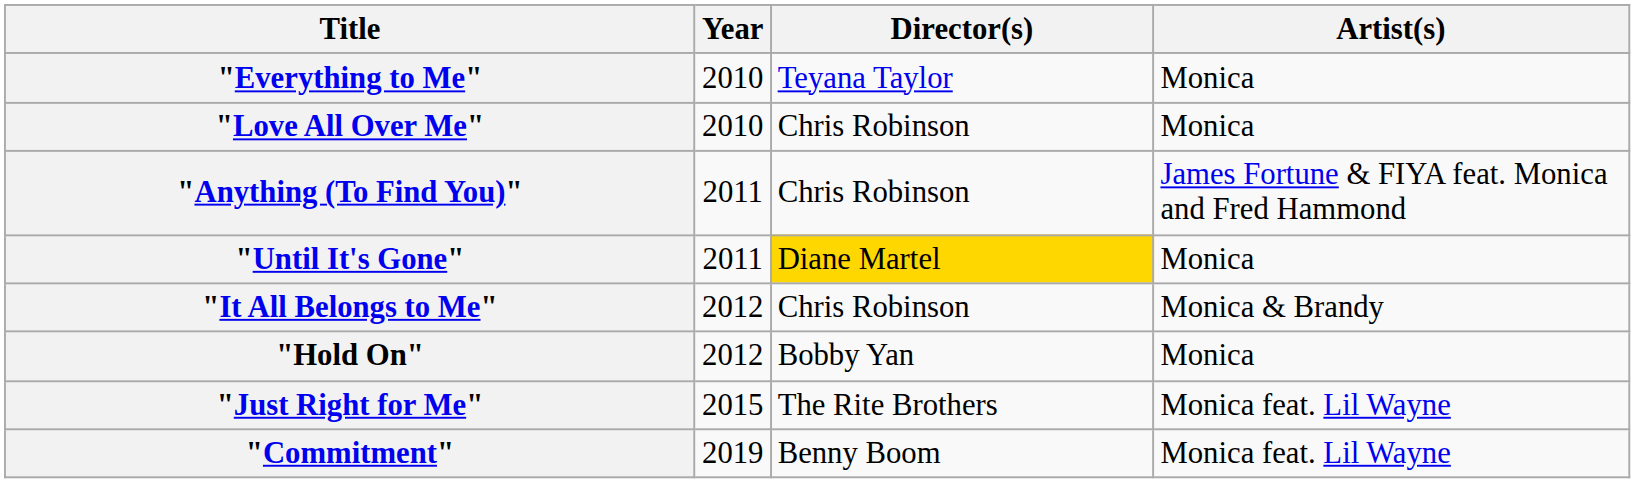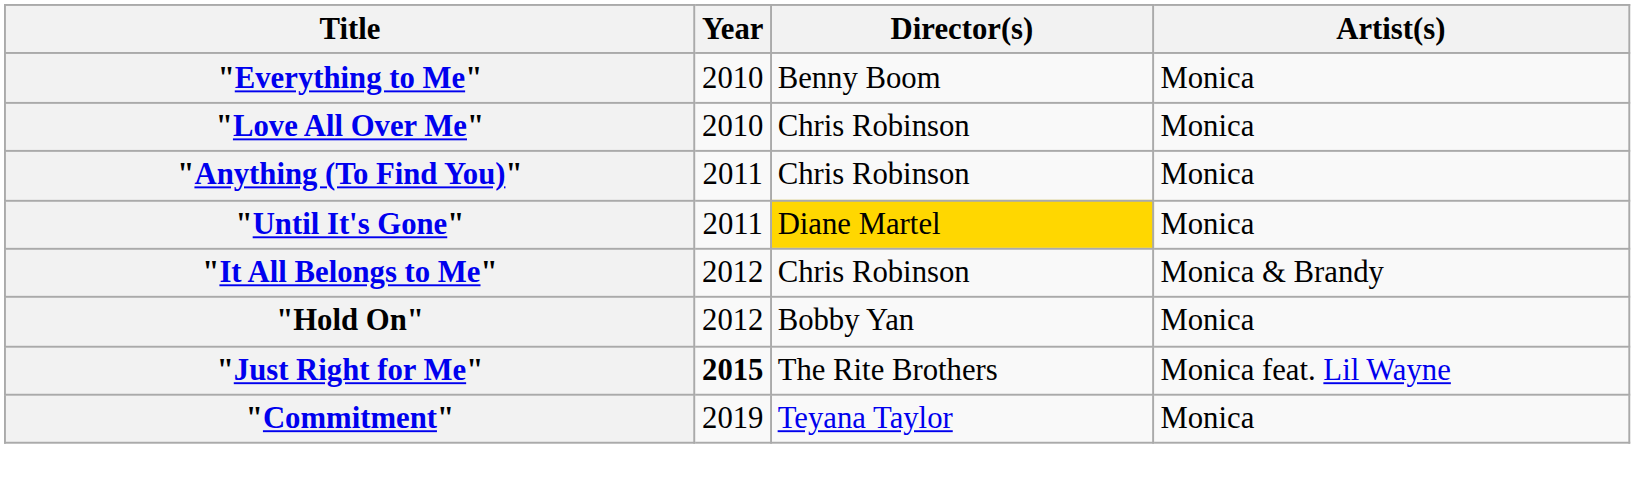(865, 77) Teyana Taylor -> (859, 77) Benny Boom
(1384, 192) James Fortune & FIYA feat. Monica and Fred Hammond -> (1207, 175) Monica
(733, 404) normal -> (733, 369) bold
(859, 453) Benny Boom -> (865, 418) Teyana Taylor
(1306, 453) Monica feat. Lil Wayne -> (1207, 418) Monica
